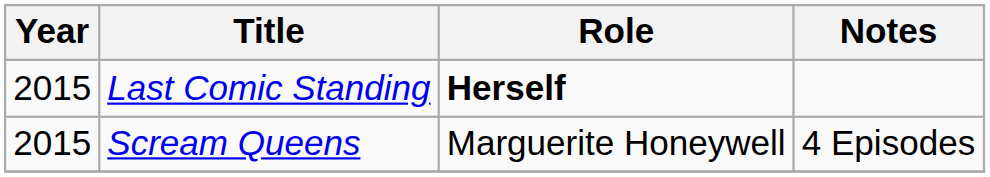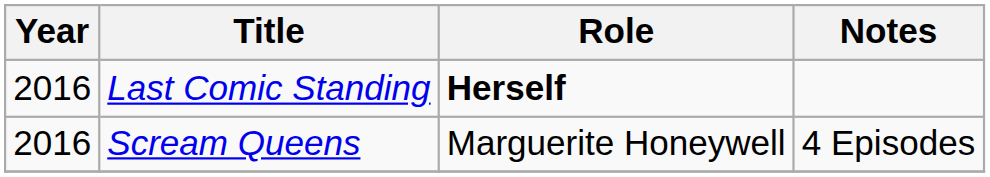(52, 87) 2015 -> (52, 87) 2016
(52, 143) 2015 -> (52, 143) 2016
